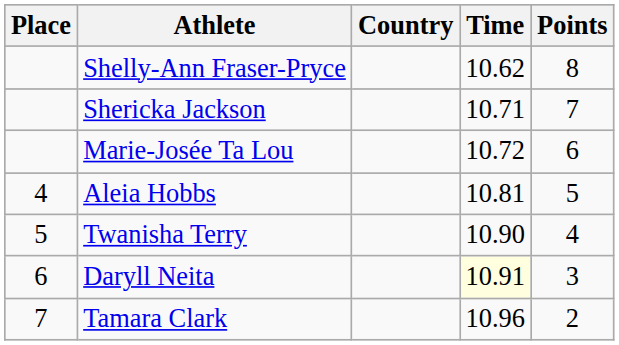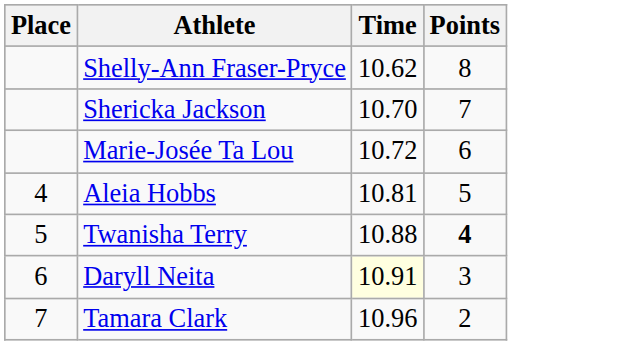- column: (406, 25)
(495, 109) 10.71 -> (388, 109) 10.70
(495, 234) 10.90 -> (388, 234) 10.88
(572, 234) normal -> (465, 234) bold
